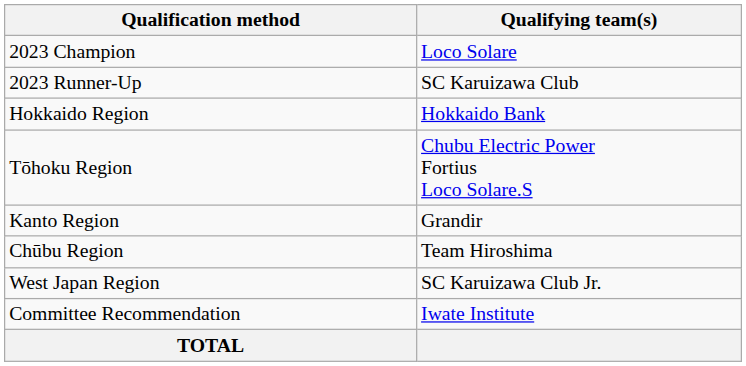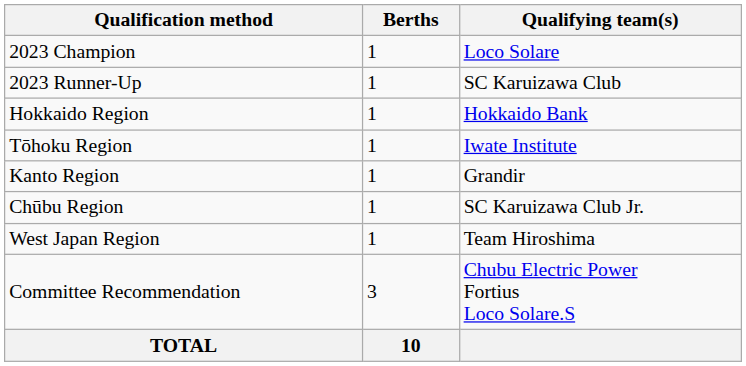+ column: (411, 20)
(508, 167) Chubu Electric Power Fortius Loco Solare.S -> (520, 144) Iwate Institute
(487, 251) Team Hiroshima -> (554, 207) SC Karuizawa Club Jr.
(511, 282) SC Karuizawa Club Jr. -> (529, 238) Team Hiroshima
(478, 314) Iwate Institute -> (551, 291) Chubu Electric Power Fortius Loco Solare.S
